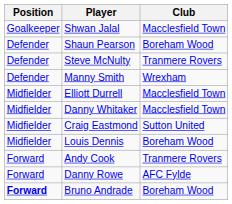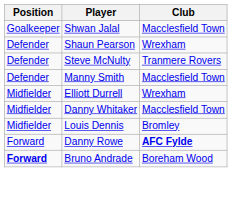(178, 45) Boreham Wood -> (164, 45) Wrexham
(164, 77) Wrexham -> (183, 77) Macclesfield Town
(184, 93) Macclesfield Town -> (164, 93) Wrexham
- row: (101, 126)
(178, 142) Boreham Wood -> (161, 126) Bromley
- row: (89, 158)
(167, 175) normal -> (167, 142) bold
